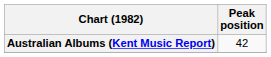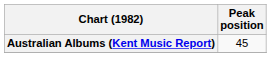(242, 43) 42 -> (242, 43) 45
